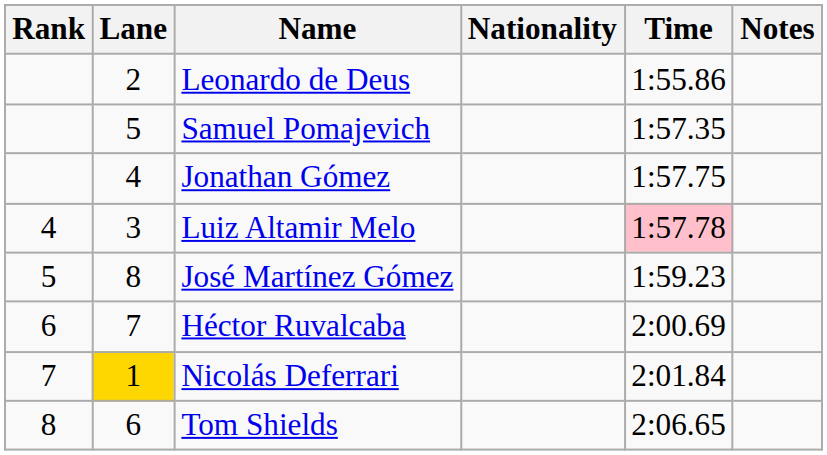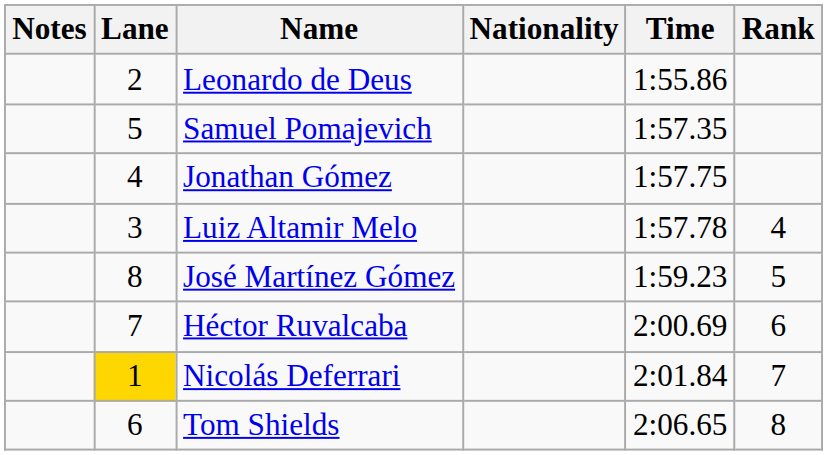columns swapped: (49, 29) <-> (777, 29)
(679, 227) pink background -> (680, 227) no background
